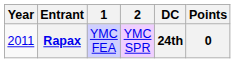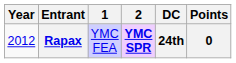(21, 41) 2011 -> (21, 41) 2012
(138, 41) normal -> (138, 41) bold
